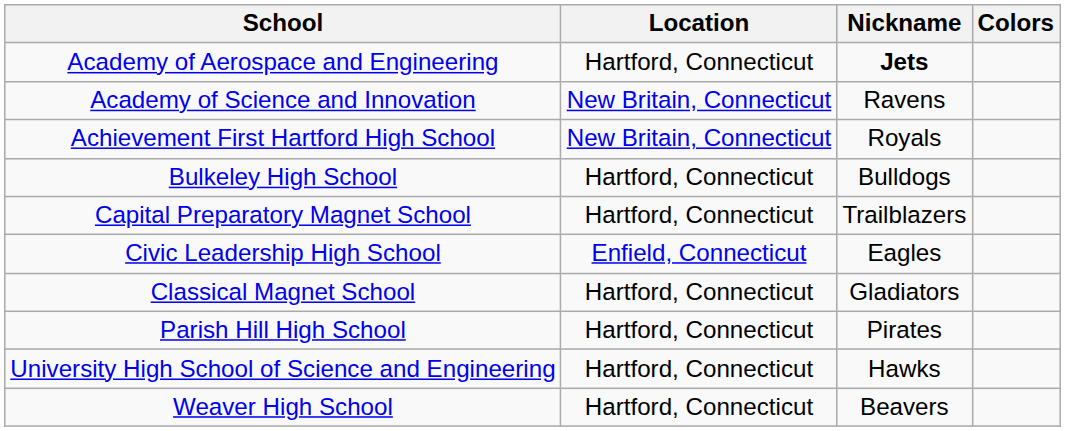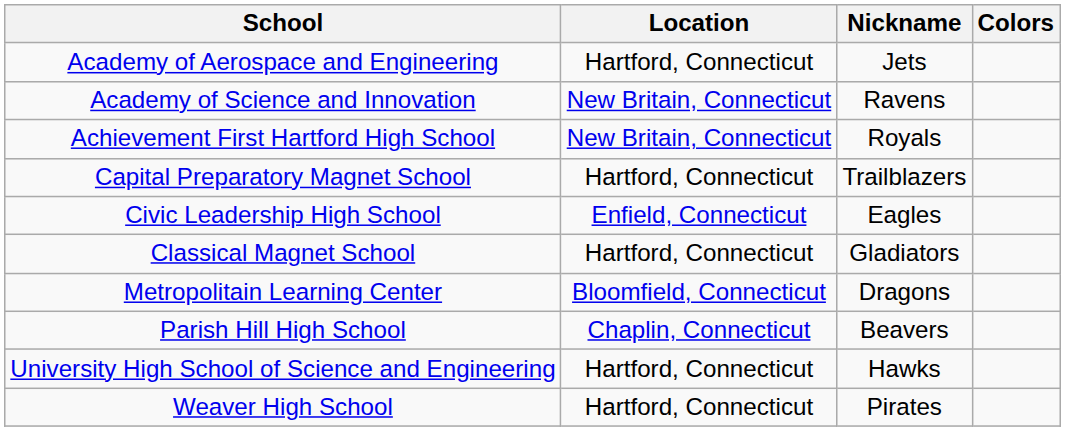(904, 61) bold -> (904, 61) normal
- row: (283, 176)
+ row: (283, 291)
(699, 330) Hartford, Connecticut -> (699, 330) Chaplin, Connecticut
(904, 330) Pirates -> (904, 330) Beavers
(904, 406) Beavers -> (904, 406) Pirates
